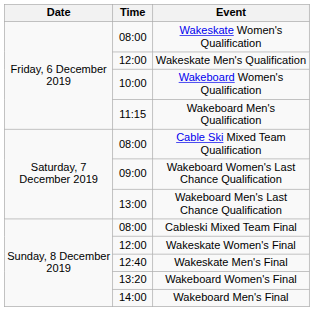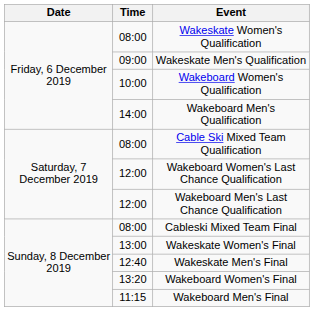(133, 60) 12:00 -> (133, 60) 09:00
(133, 114) 11:15 -> (133, 114) 14:00
(133, 174) 09:00 -> (133, 174) 12:00
(133, 204) 13:00 -> (133, 204) 12:00
(133, 245) 12:00 -> (133, 245) 13:00
(133, 297) 14:00 -> (133, 297) 11:15
